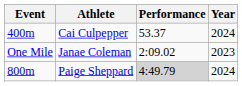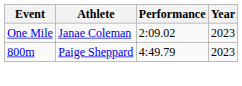- row: (93, 33)
(157, 71) lightgrey background -> (157, 52) no background
(223, 71) 2024 -> (223, 52) 2023
